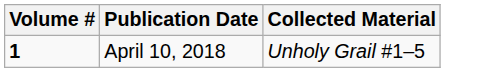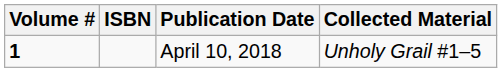+ column: (128, 20)
